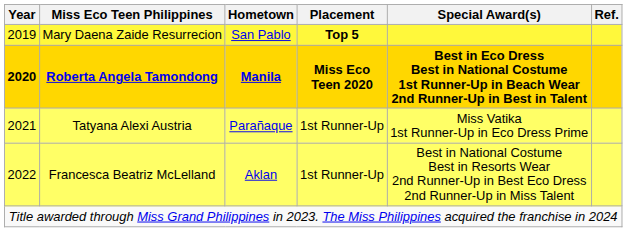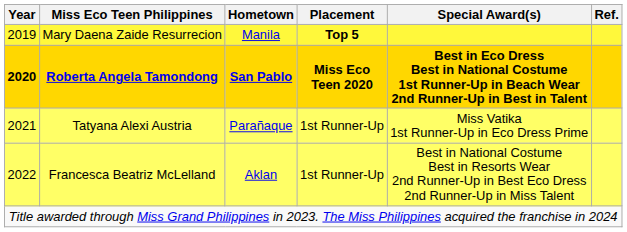(261, 35) San Pablo -> (261, 35) Manila
(261, 76) Manila -> (261, 76) San Pablo
